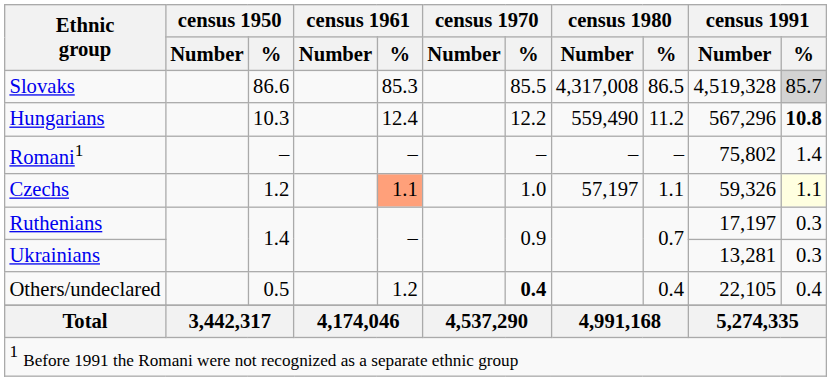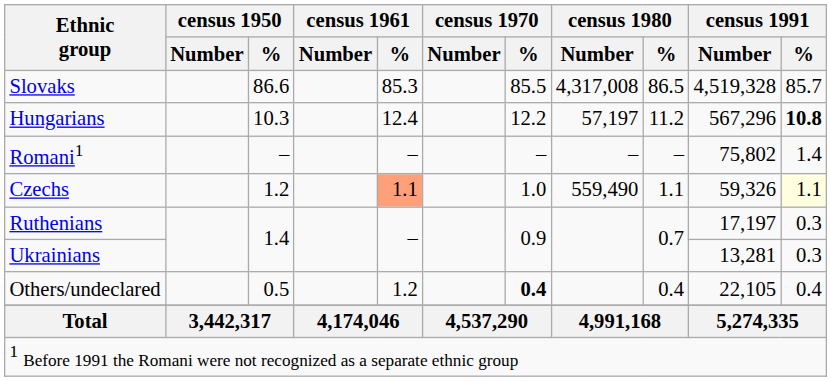(804, 86) lightgrey background -> (804, 86) no background
(605, 119) 559,490 -> (610, 119) 57,197
(610, 190) 57,197 -> (605, 190) 559,490
